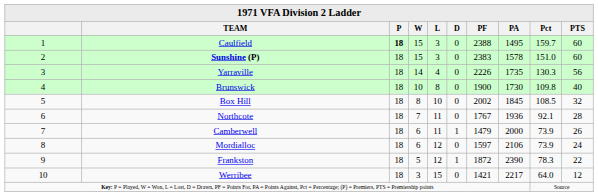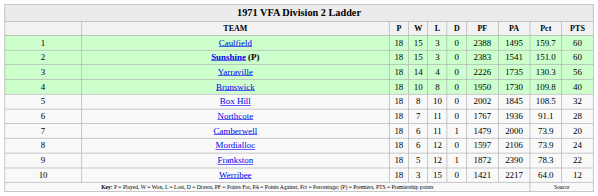(399, 43) bold -> (399, 43) normal
(514, 57) 1578 -> (514, 57) 1541
(482, 87) 1900 -> (482, 87) 1950
(546, 116) 92.1 -> (546, 116) 91.1
(577, 131) 26 -> (577, 131) 20
